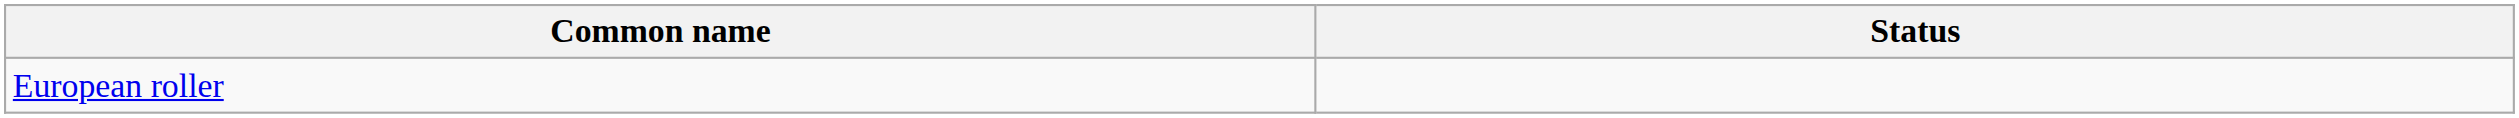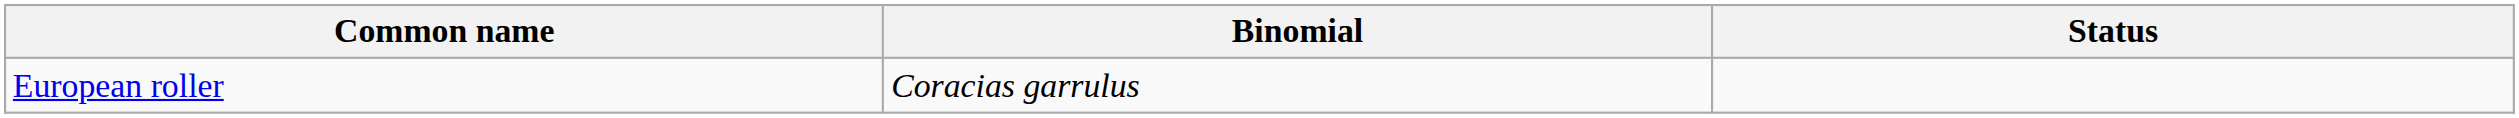+ column: (1297, 31)
